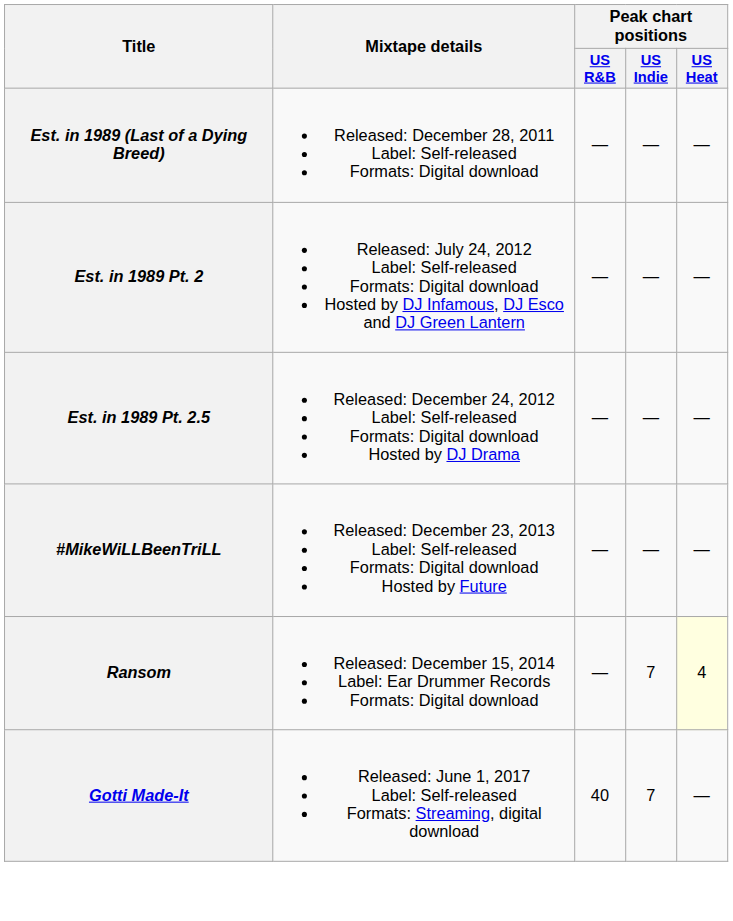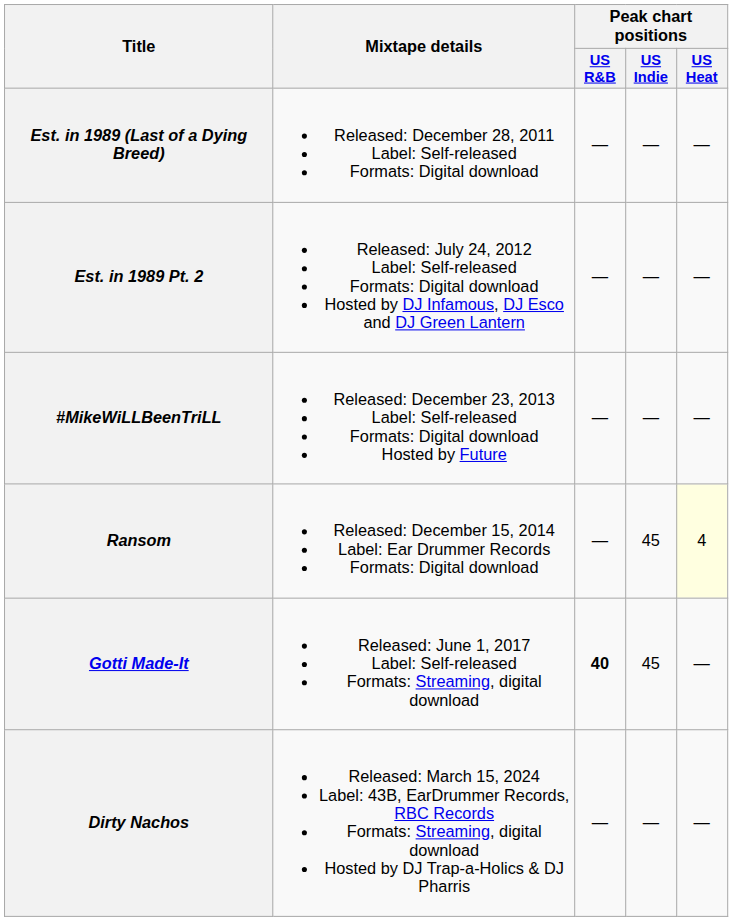- row: (139, 418)
(651, 672) 7 -> (651, 540) 45
(600, 795) normal -> (600, 663) bold
(651, 795) 7 -> (651, 663) 45
+ row: (139, 823)
